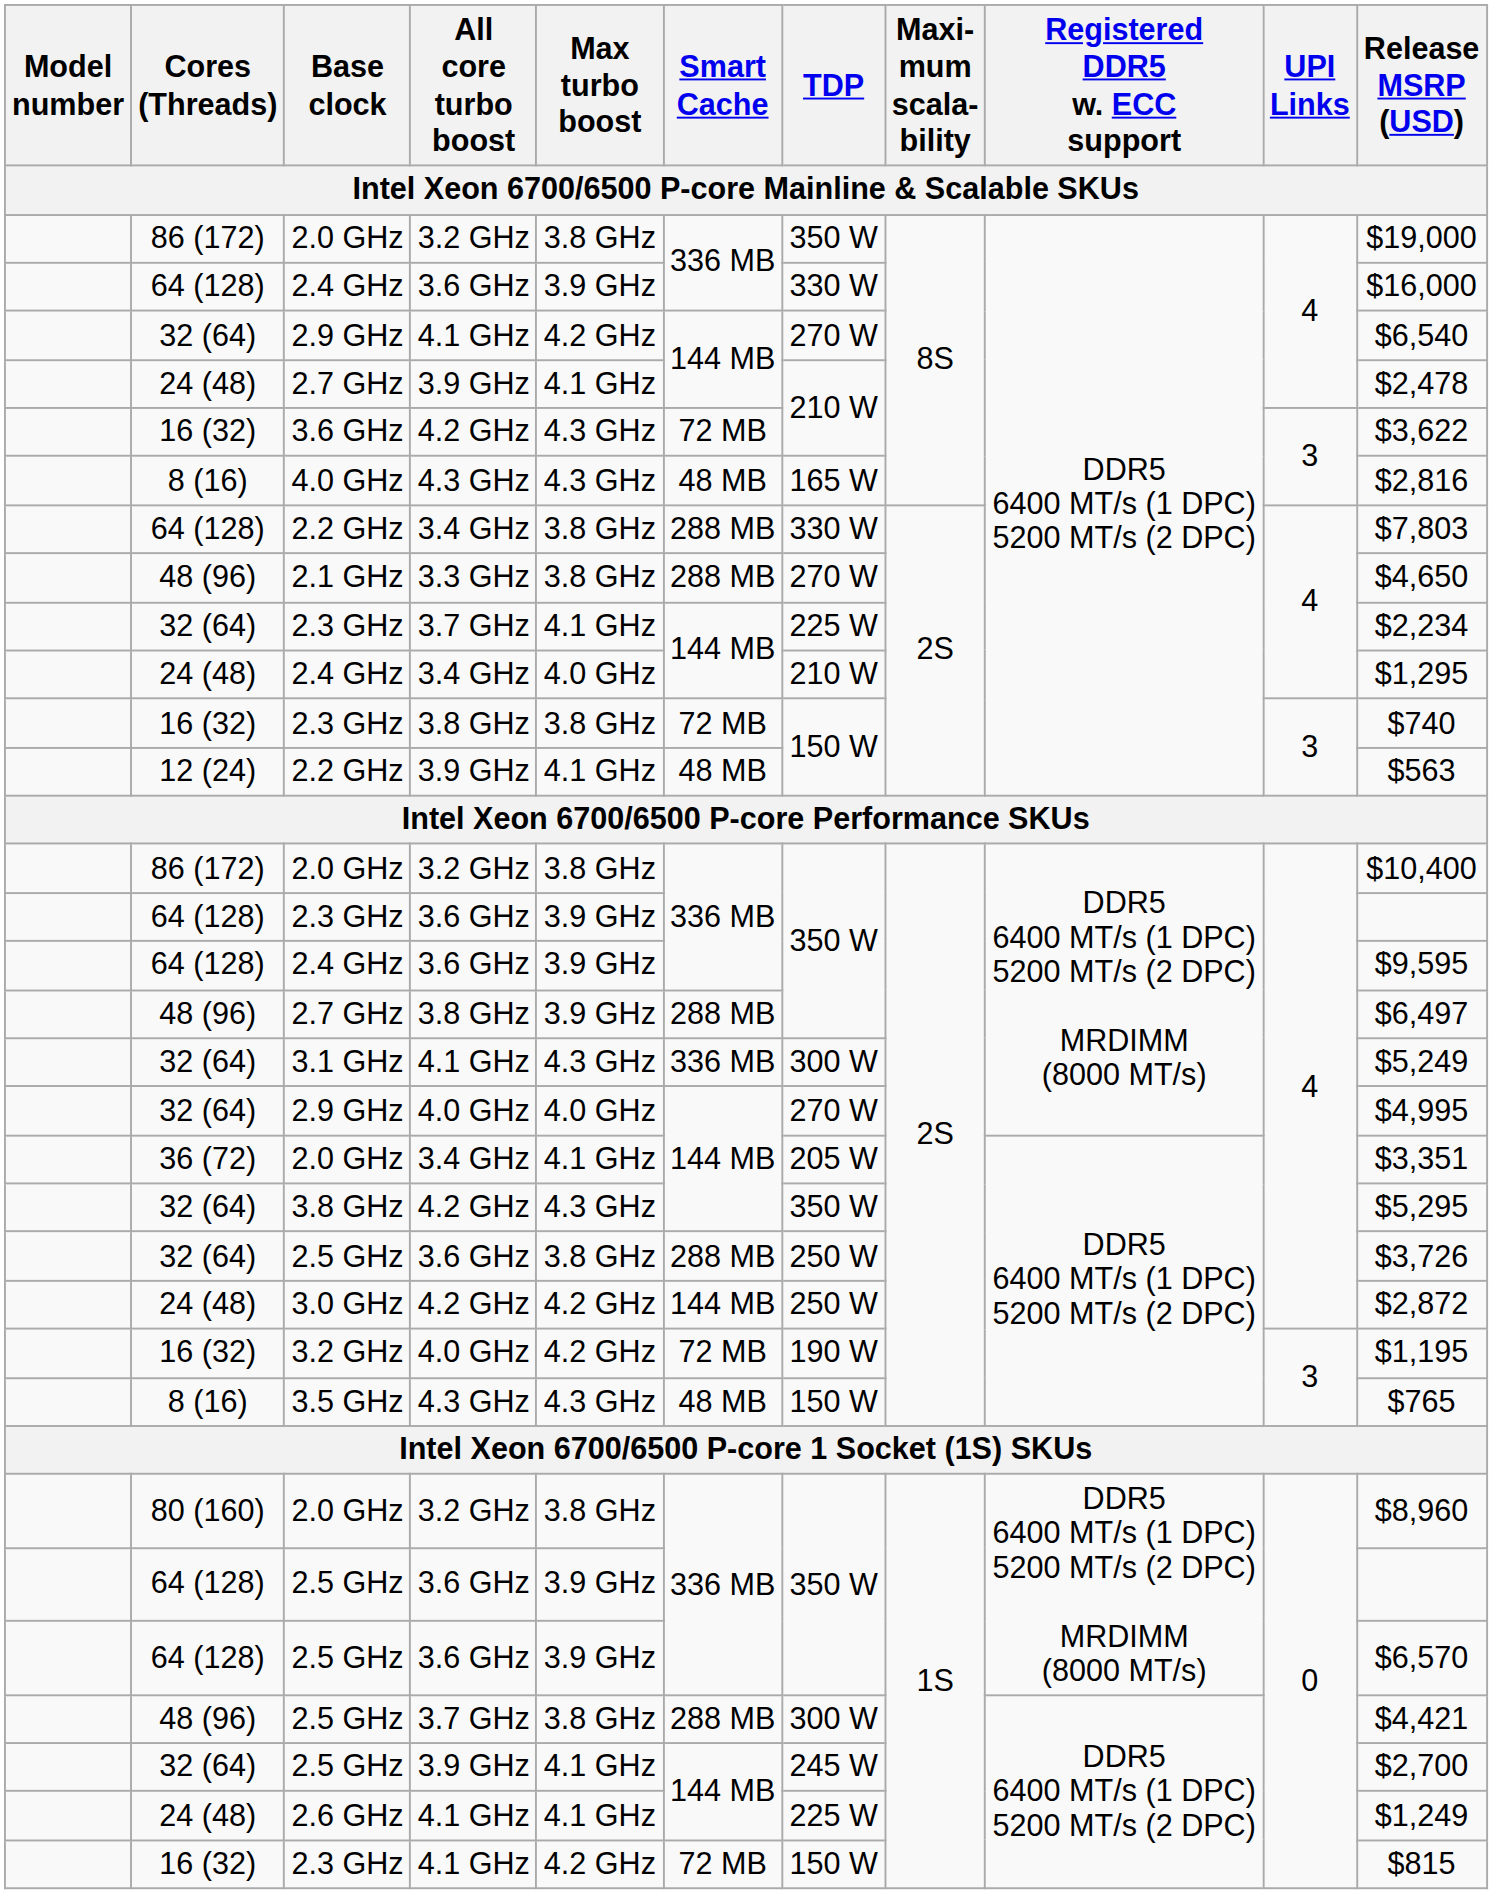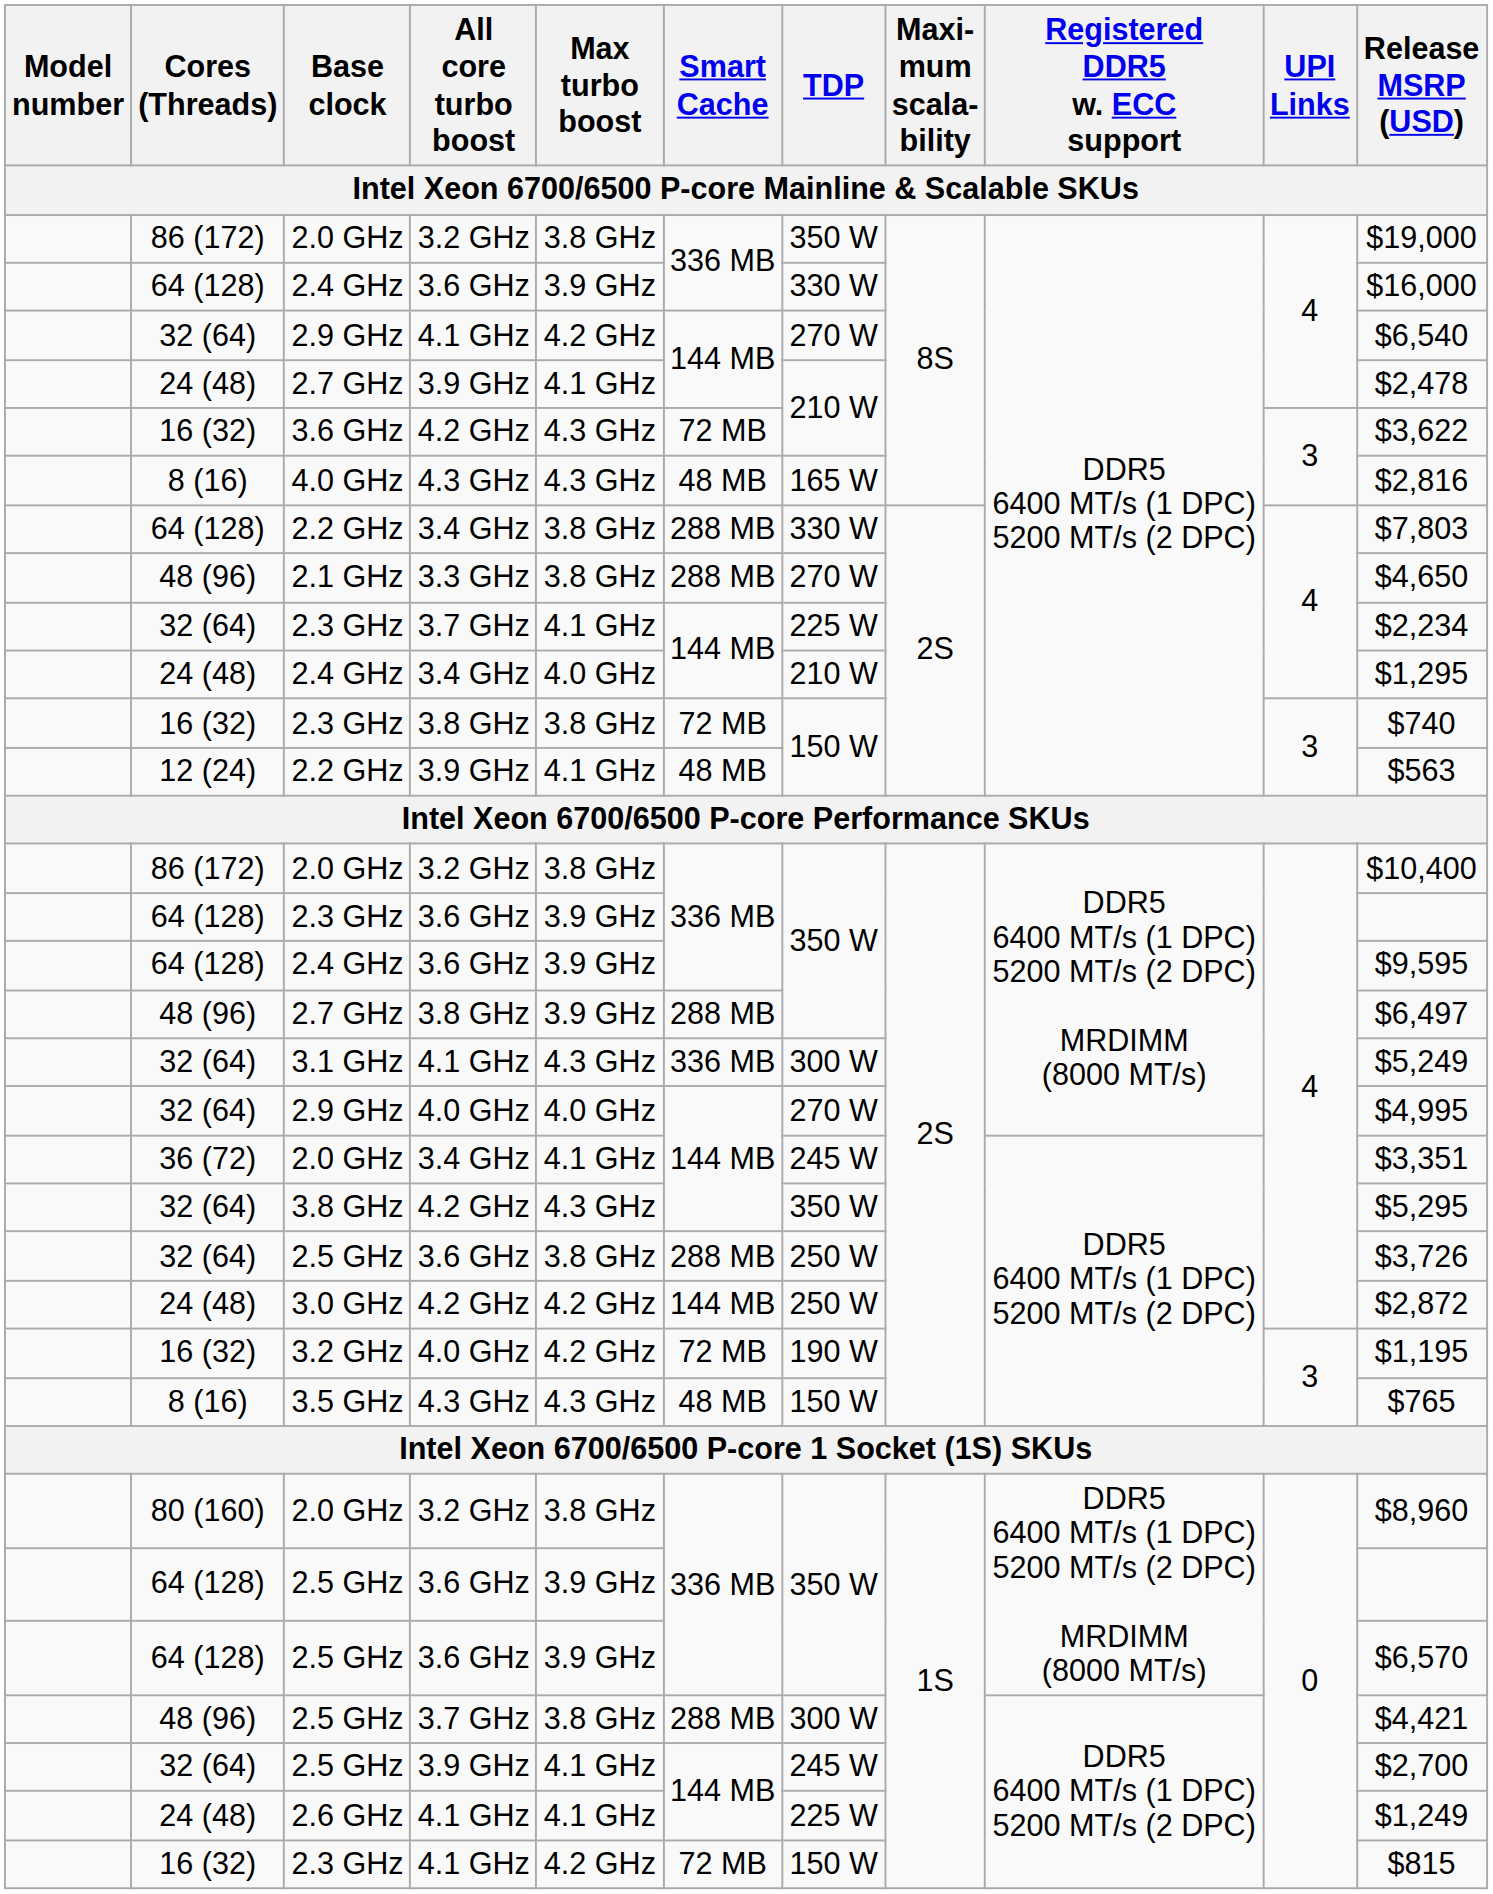(834, 1158) 205 W -> (834, 1158) 245 W
